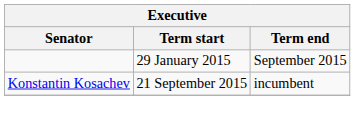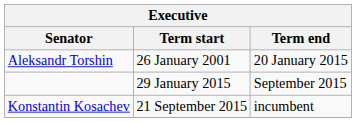+ row: (60, 60)
